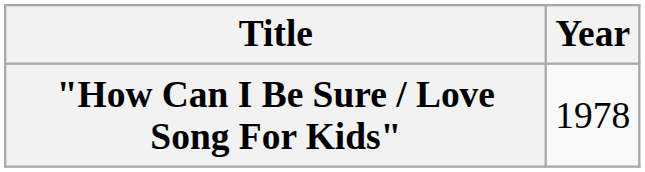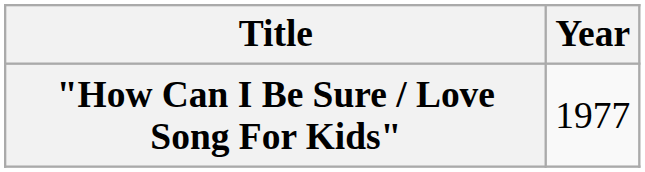(593, 114) 1978 -> (593, 114) 1977
